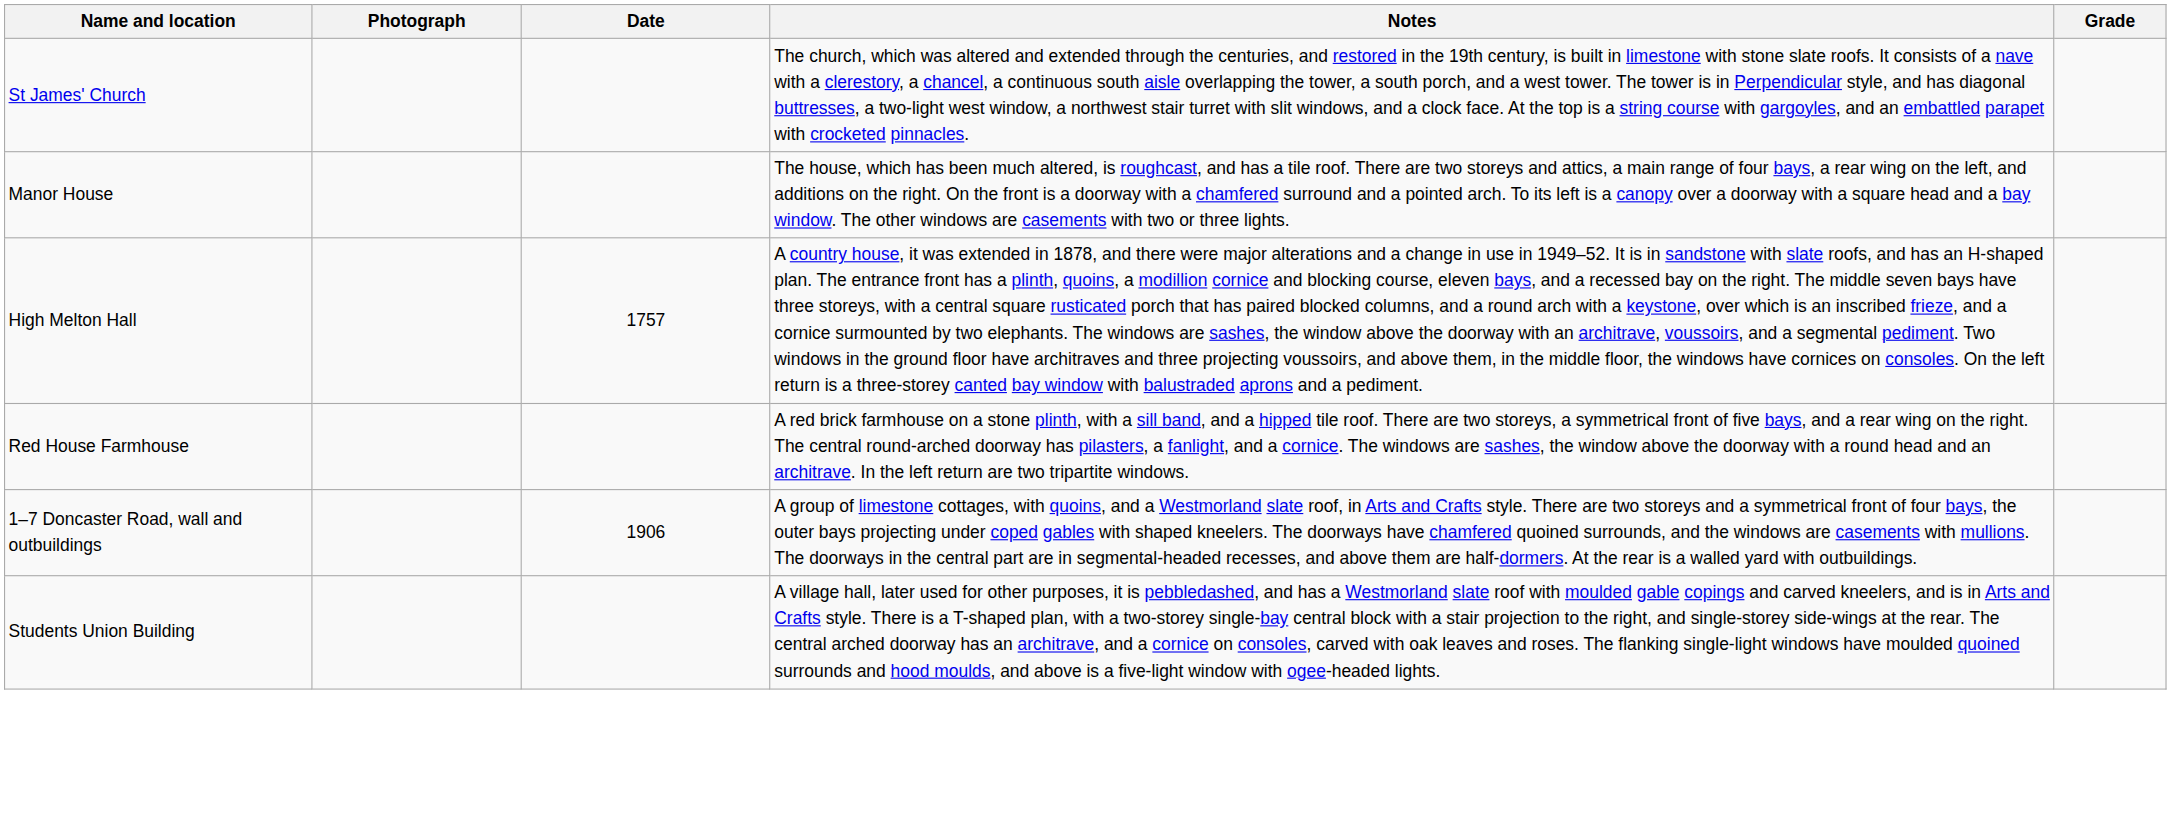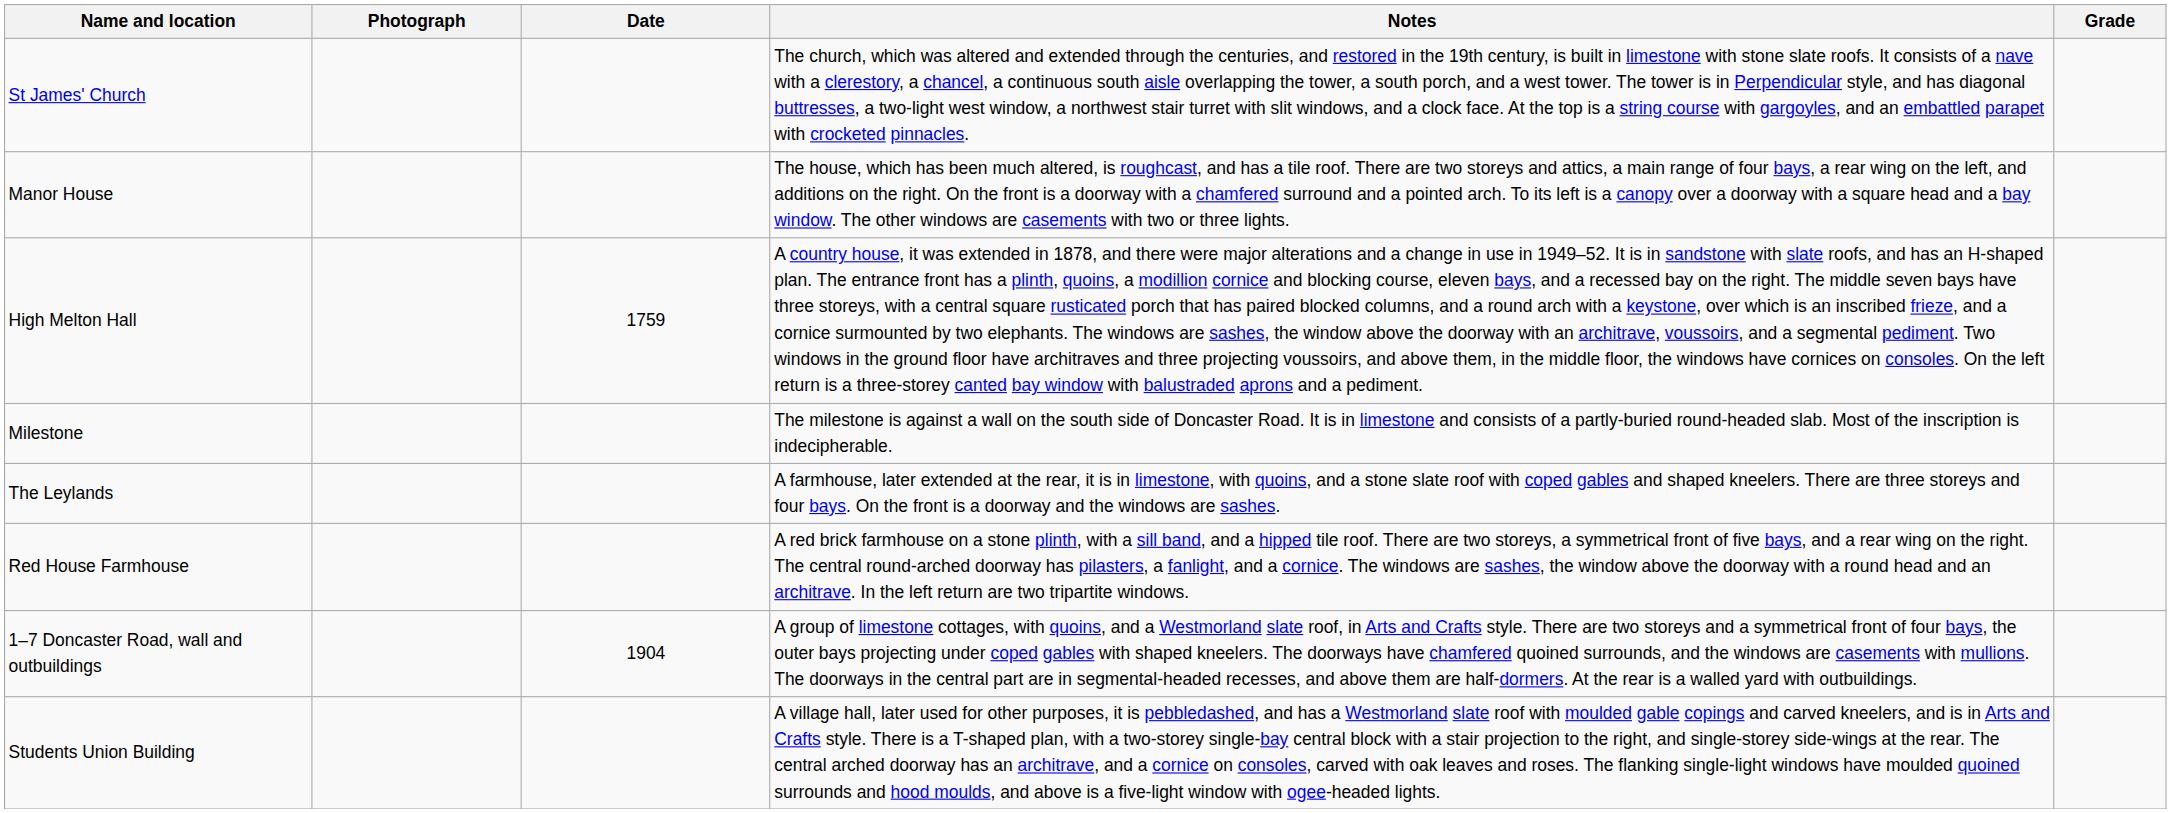(646, 320) 1757 -> (646, 320) 1759
+ row: (46, 433)
+ row: (61, 493)
(646, 532) 1906 -> (646, 653) 1904
